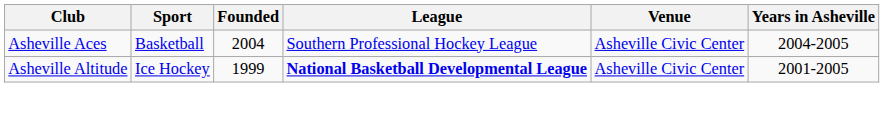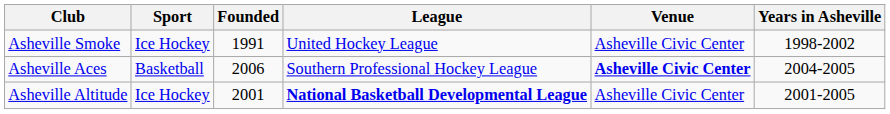+ row: (64, 43)
(248, 43) 2004 -> (248, 69) 2006
(669, 43) normal -> (673, 69) bold
(248, 69) 1999 -> (248, 95) 2001
